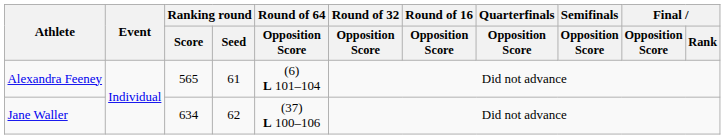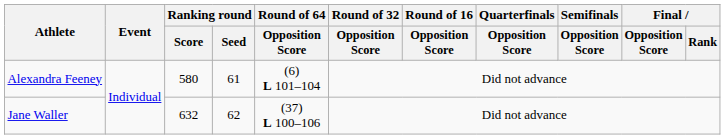(189, 79) 565 -> (189, 79) 580
(189, 115) 634 -> (189, 115) 632
